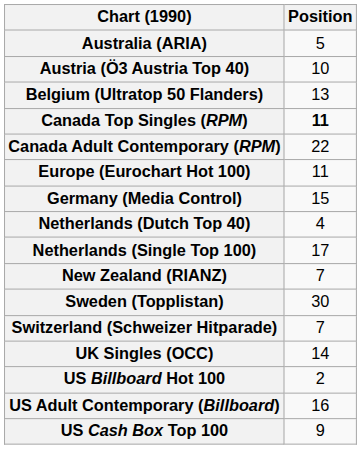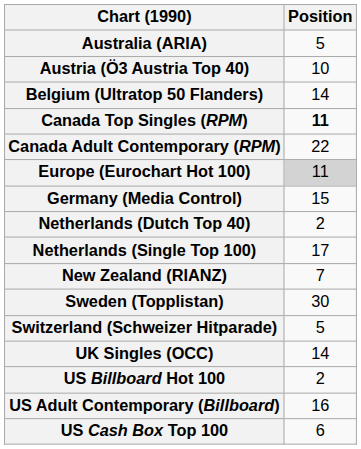(320, 95) 13 -> (320, 95) 14
(320, 172) no background -> (320, 172) lightgrey background
(320, 224) 4 -> (320, 224) 2
(320, 328) 7 -> (320, 328) 5
(320, 431) 9 -> (320, 431) 6
